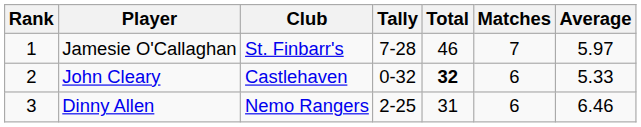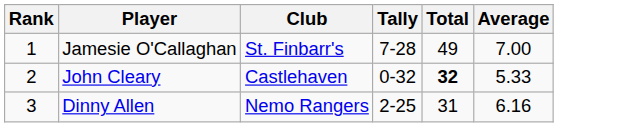- column: (514, 19)
(448, 48) 46 -> (448, 48) 49
(596, 48) 5.97 -> (513, 48) 7.00
(596, 106) 6.46 -> (513, 106) 6.16
